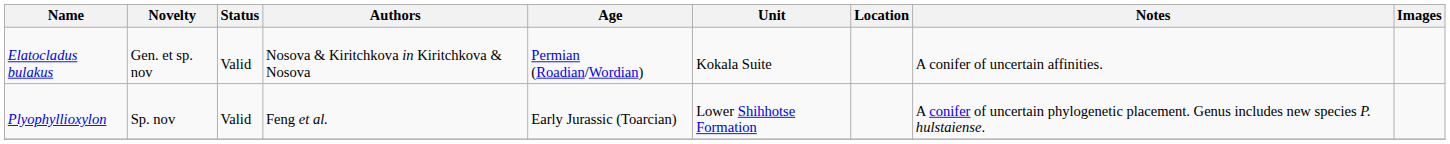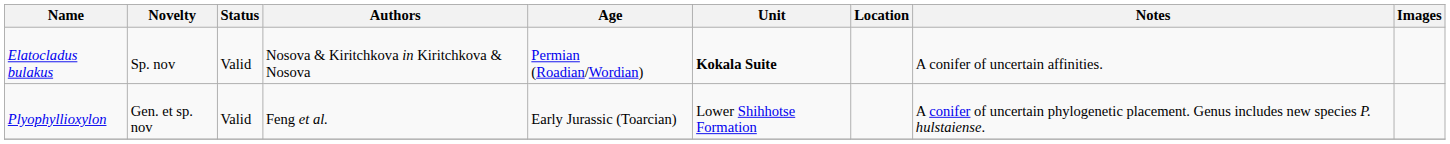(162, 63) Gen. et sp. nov -> (153, 63) Sp. nov
(734, 63) normal -> (736, 63) bold
(153, 119) Sp. nov -> (162, 119) Gen. et sp. nov
